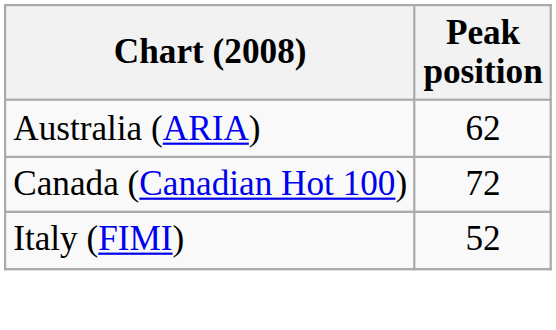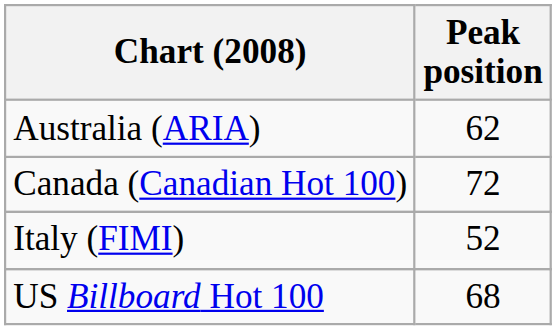+ row: (169, 295)
